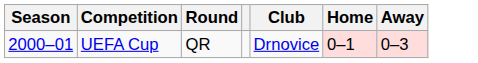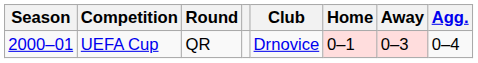+ column: (450, 17)
